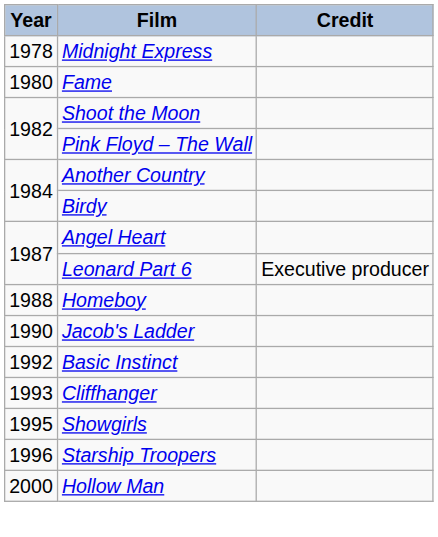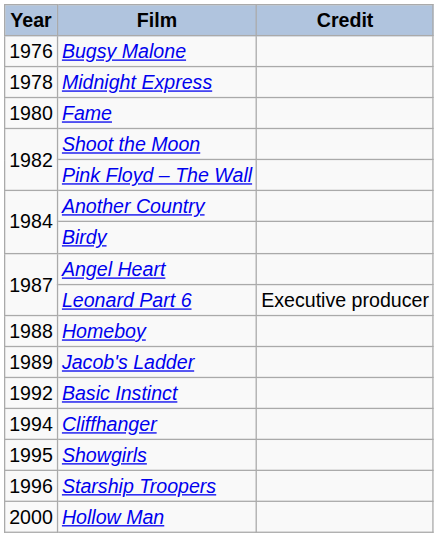+ row: (124, 51)
(31, 331) 1990 -> (31, 362) 1989
(31, 393) 1993 -> (31, 424) 1994
